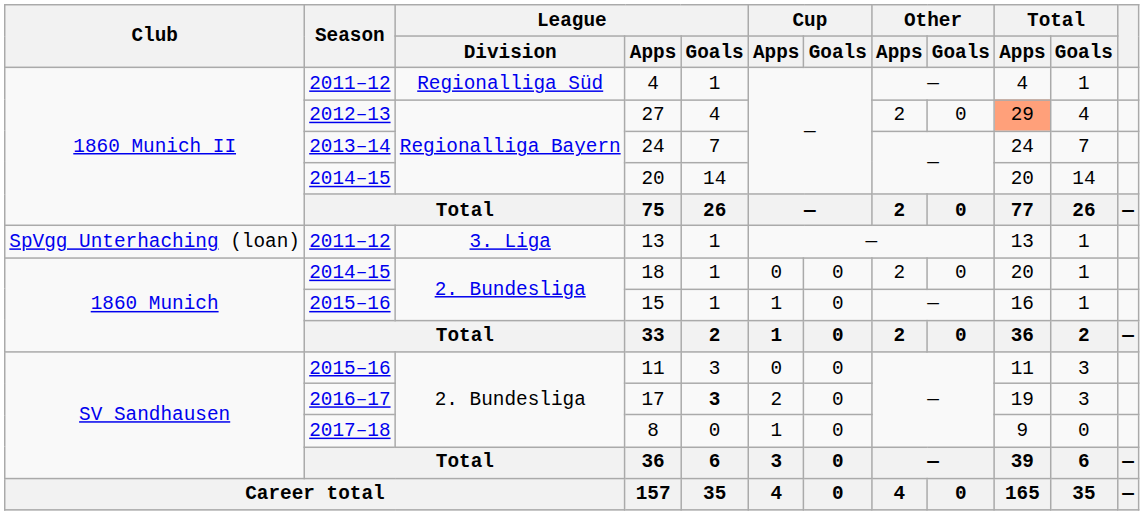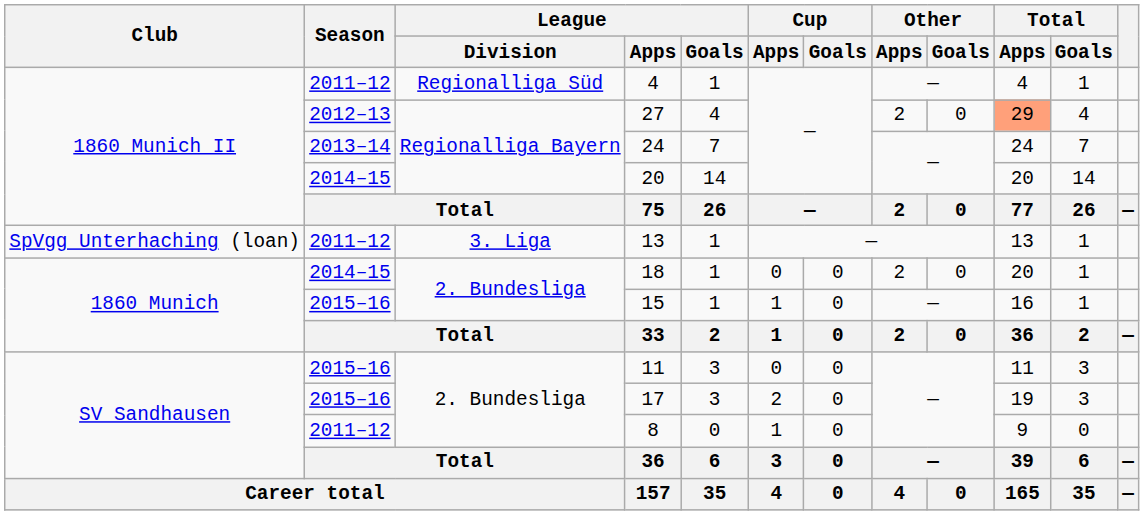(350, 399) 2016–17 -> (350, 399) 2015–16
(715, 399) bold -> (715, 399) normal
(350, 431) 2017–18 -> (350, 431) 2011–12
